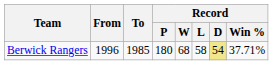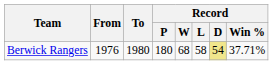(107, 50) 1996 -> (107, 50) 1976
(138, 50) 1985 -> (138, 50) 1980
